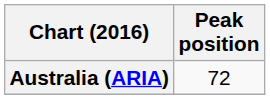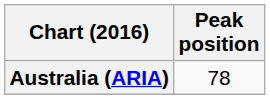(219, 77) 72 -> (219, 77) 78
